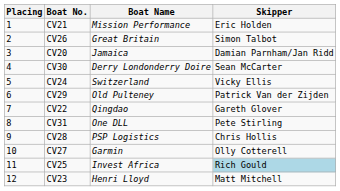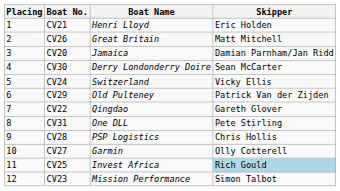(141, 25) Mission Performance -> (120, 25) Henri Lloyd
(246, 39) Simon Talbot -> (249, 39) Matt Mitchell
(120, 179) Henri Lloyd -> (141, 179) Mission Performance
(249, 179) Matt Mitchell -> (246, 179) Simon Talbot
